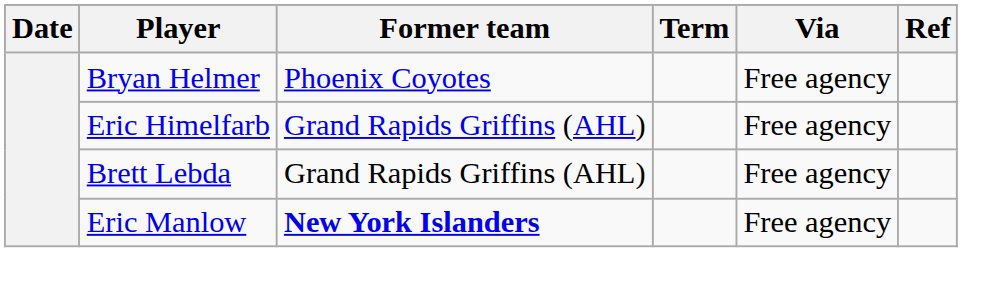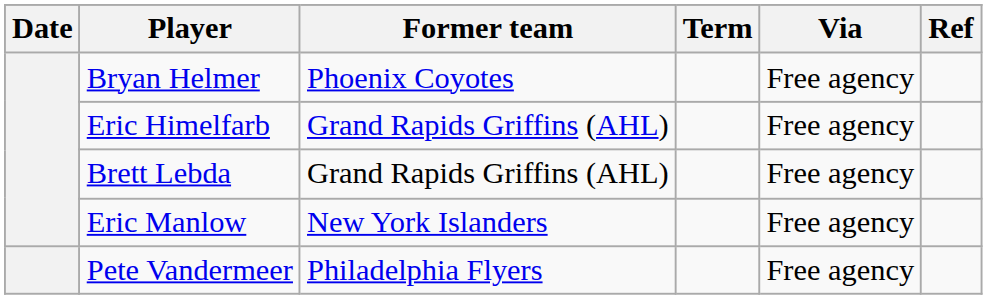(412, 221) bold -> (427, 221) normal
+ row: (190, 269)
